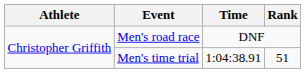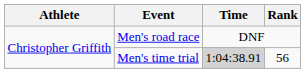(233, 58) no background -> (233, 58) lightgrey background
(283, 58) 51 -> (283, 58) 56
